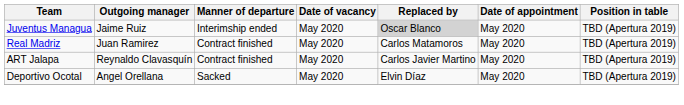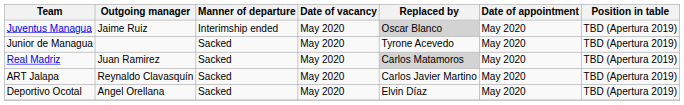+ row: (50, 44)
(235, 44) Contract finished -> (215, 60) Sacked
(422, 44) no background -> (423, 60) lightgrey background
(235, 60) Contract finished -> (215, 76) Sacked
